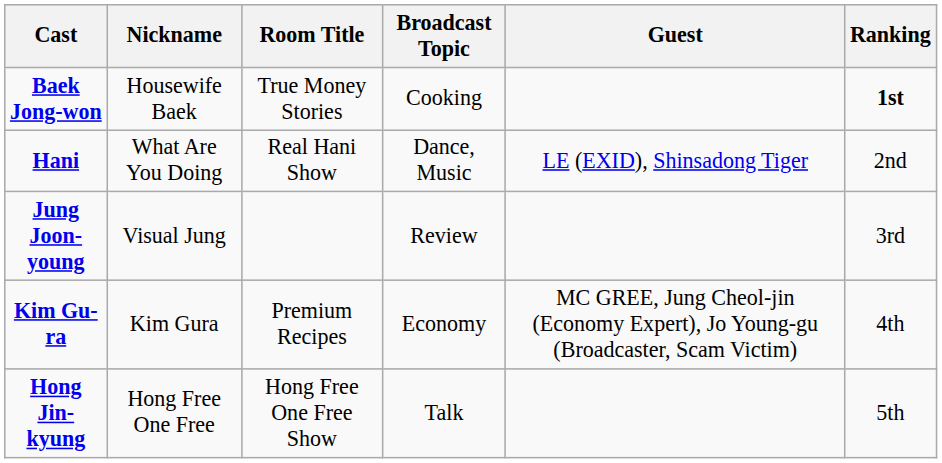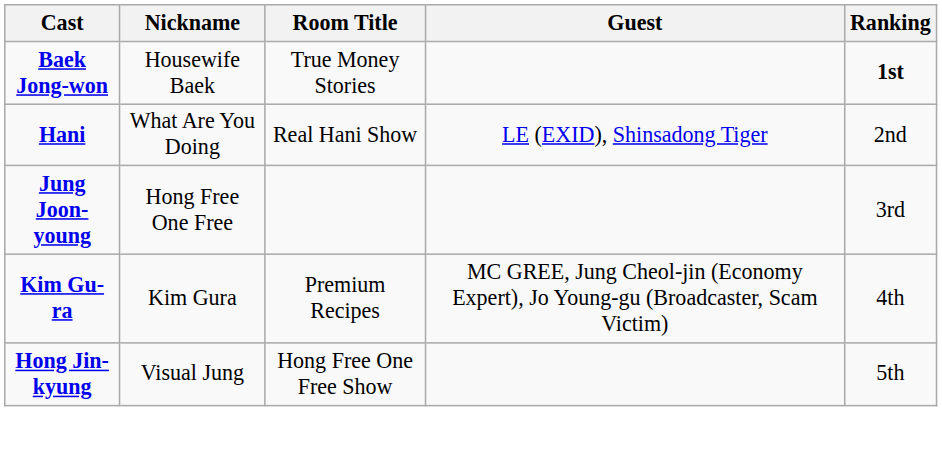- column: (444, 36)
(174, 236) Visual Jung -> (192, 210) Hong Free One Free
(174, 412) Hong Free One Free -> (192, 373) Visual Jung
